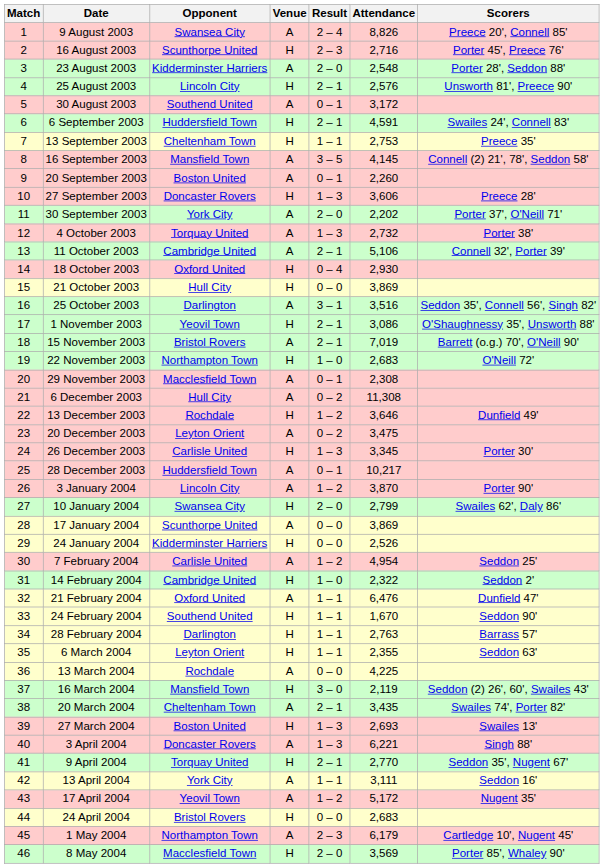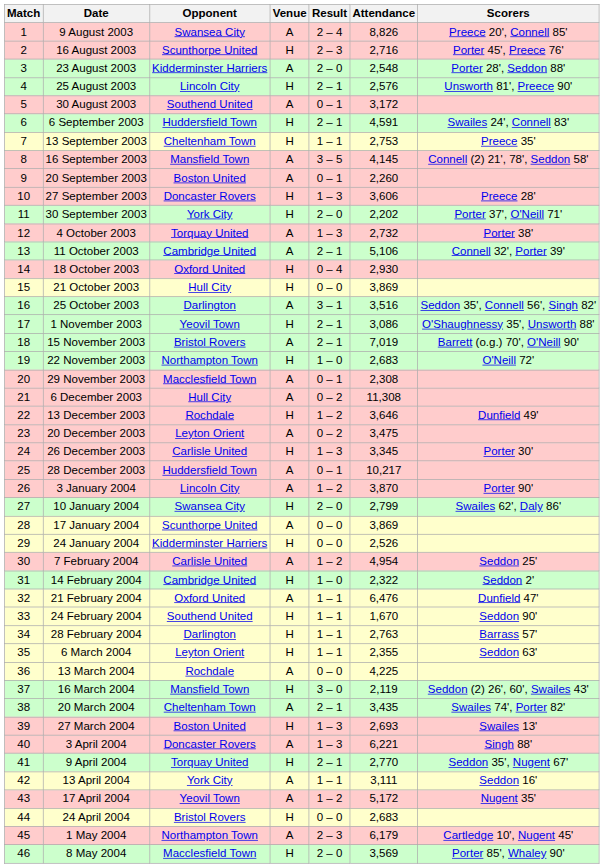(290, 214) A -> (290, 214) H
